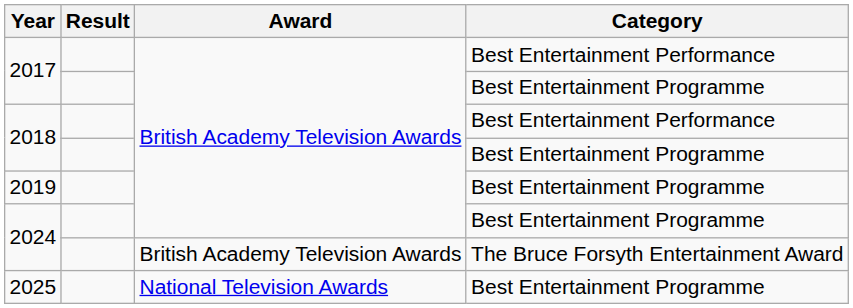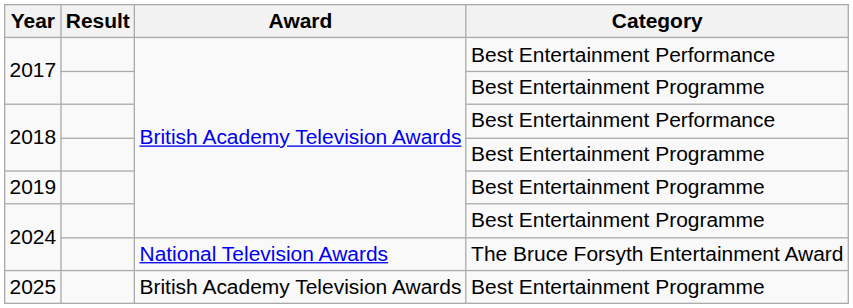(300, 253) British Academy Television Awards -> (264, 253) National Television Awards
(264, 287) National Television Awards -> (300, 287) British Academy Television Awards
